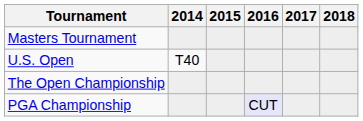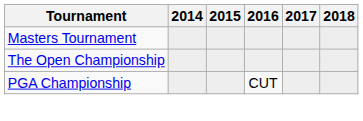- row: (41, 61)
(263, 105) lavender background -> (263, 83) no background
